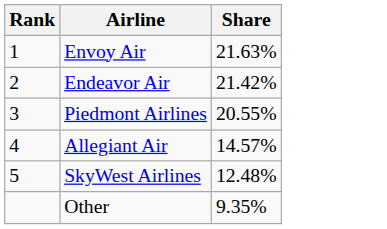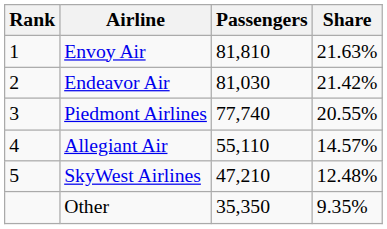+ column: (262, 20)
